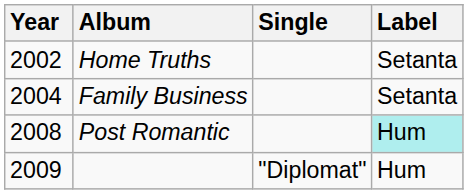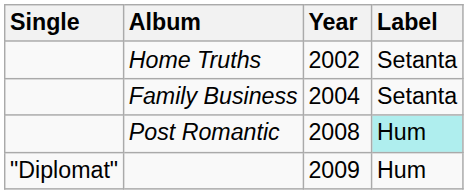columns swapped: (293, 22) <-> (35, 22)
